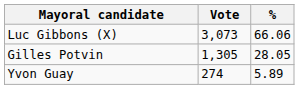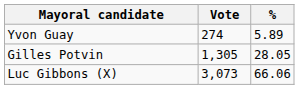rows swapped: (63, 34) <-> (40, 74)
